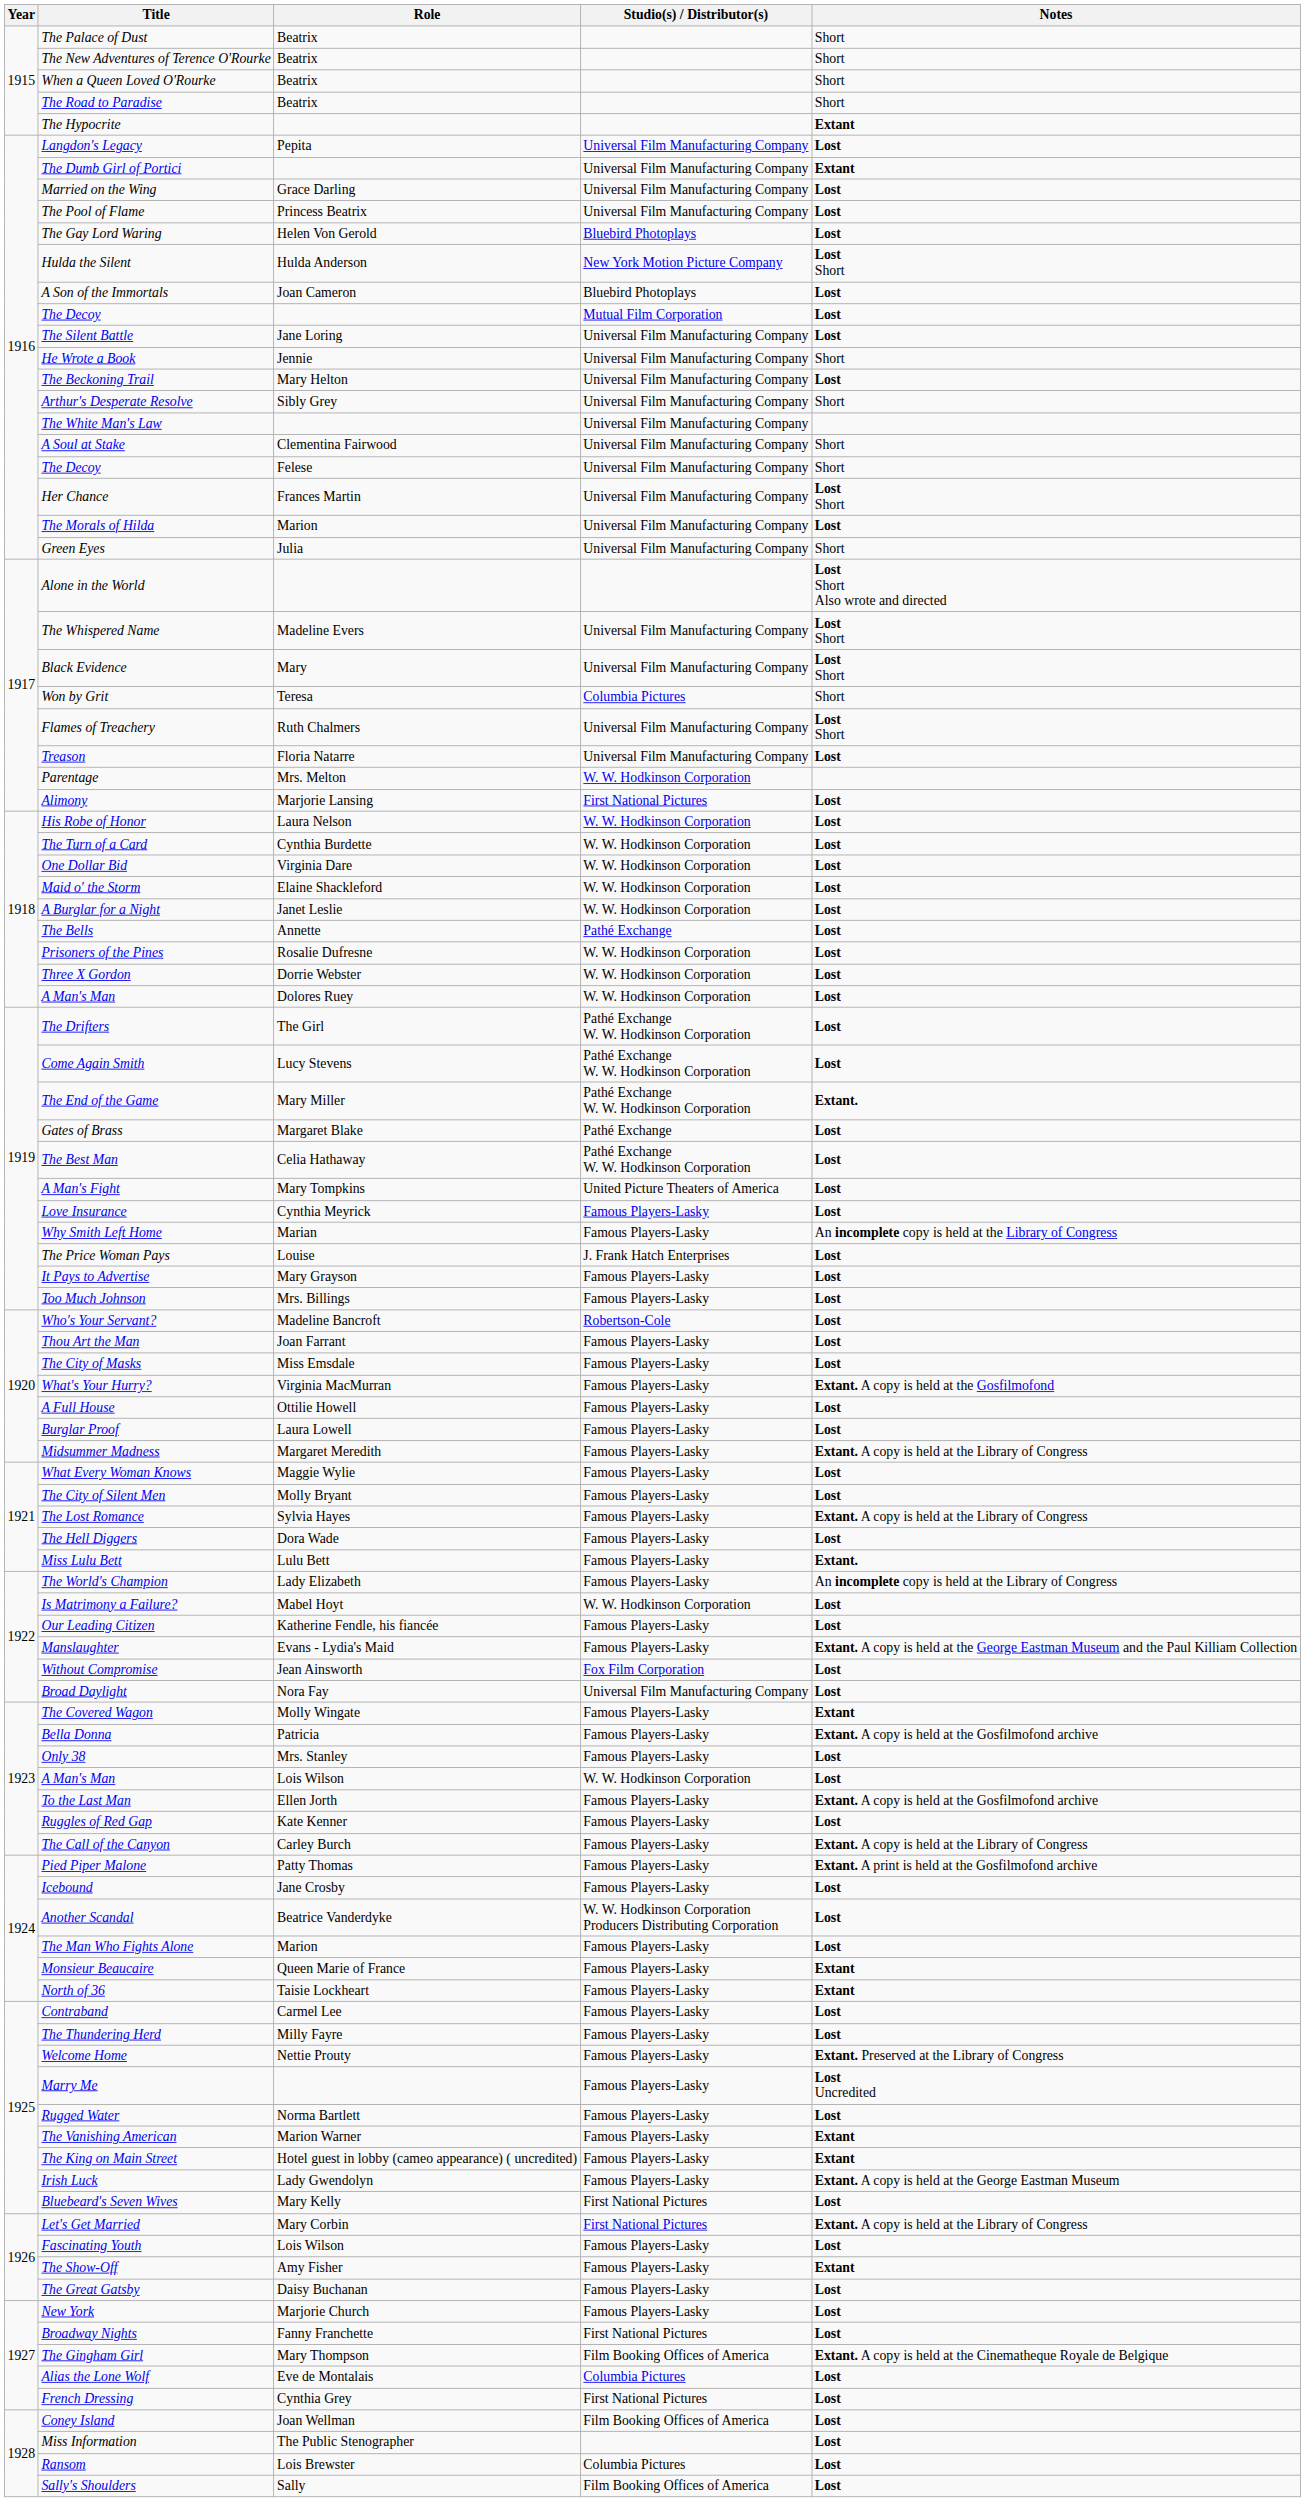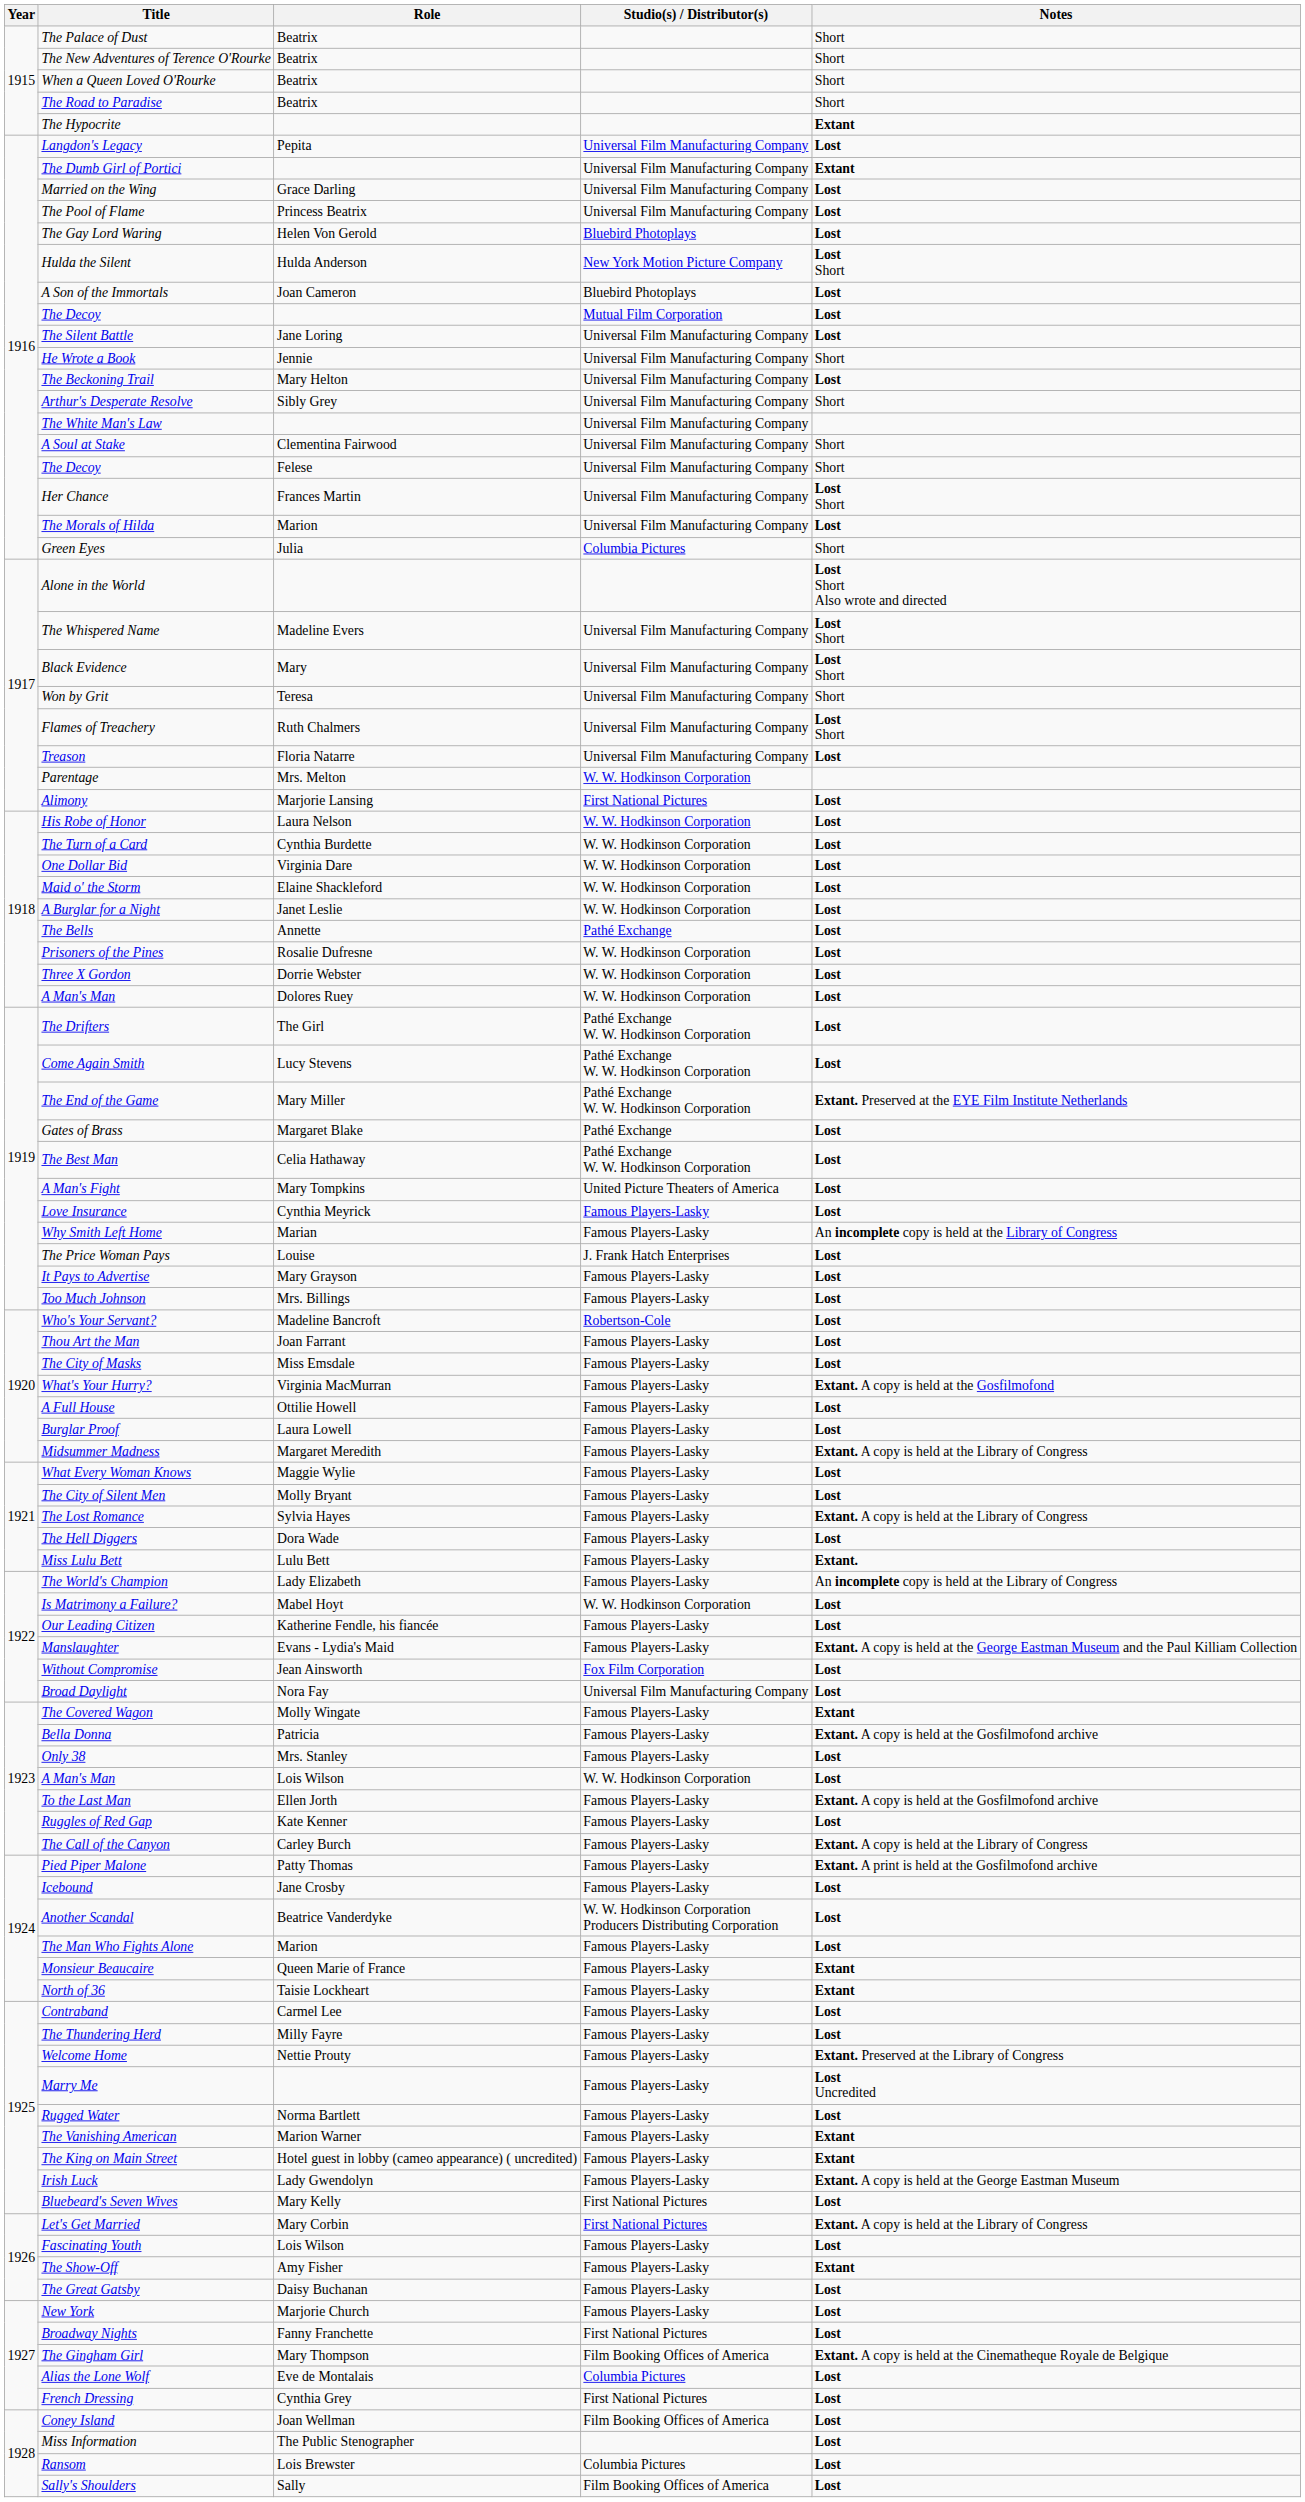(696, 548) Universal Film Manufacturing Company -> (634, 548) Columbia Pictures
(634, 697) Columbia Pictures -> (696, 697) Universal Film Manufacturing Company
(836, 1100) Extant. -> (971, 1100) Extant. Preserved at the EYE Film Institute Netherlands
